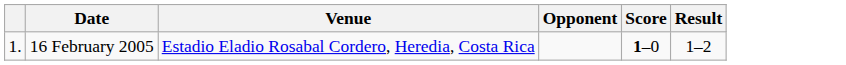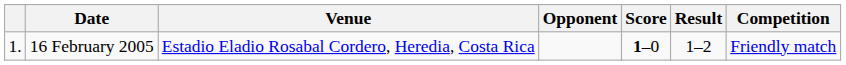+ column: (783, 18)
